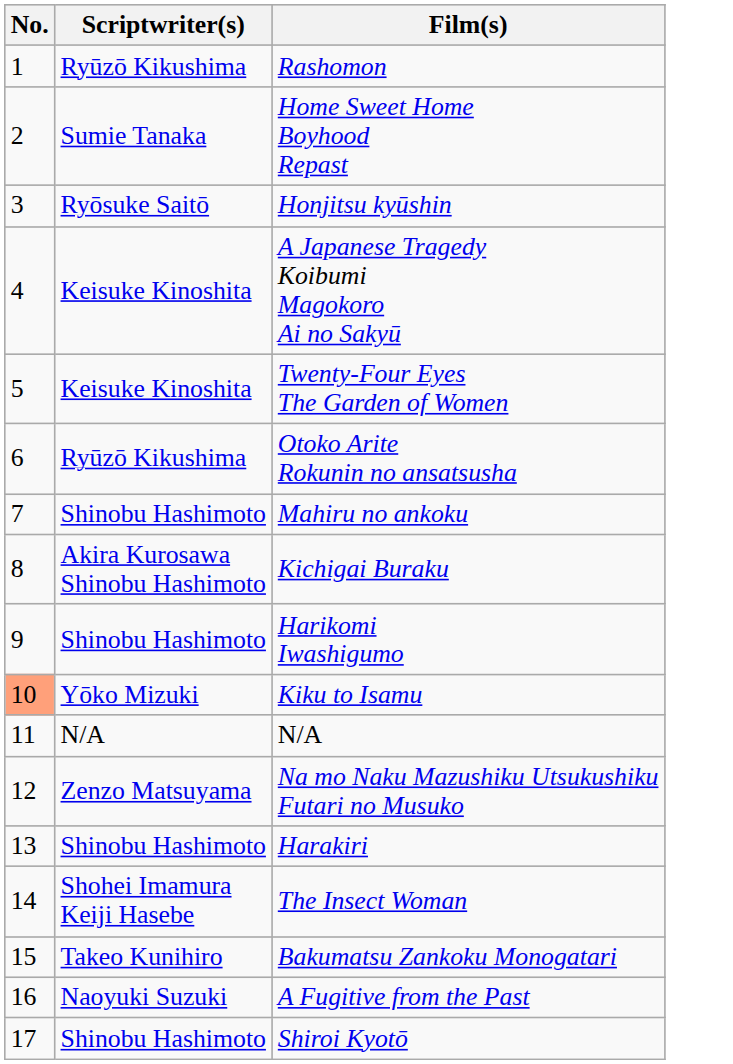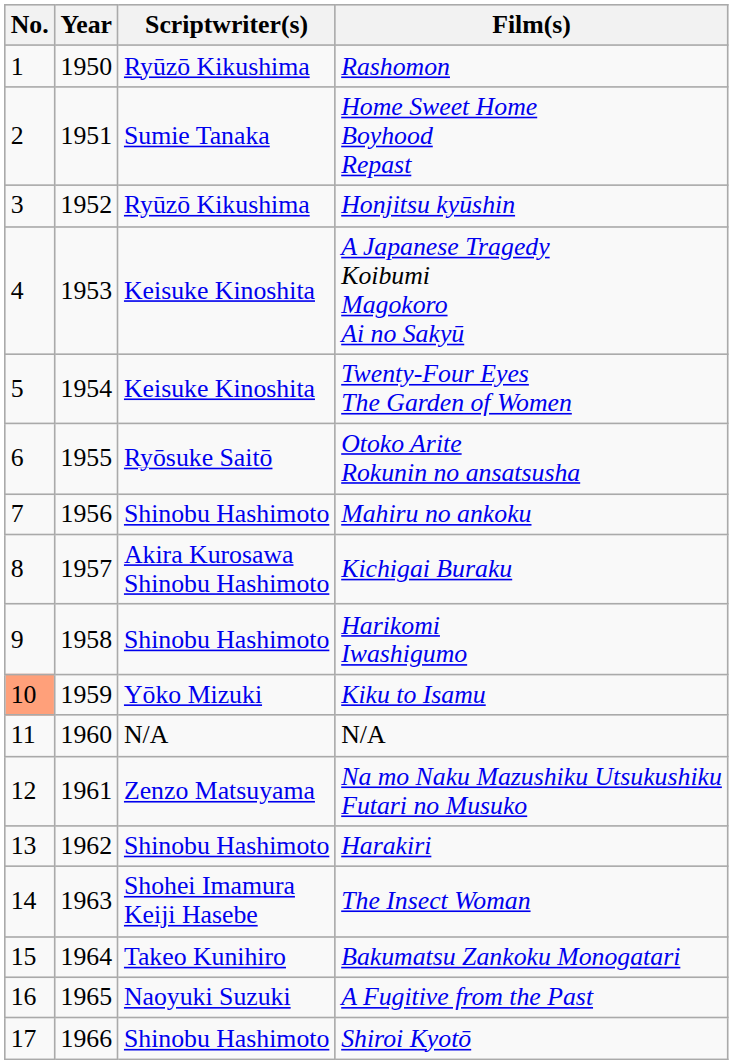+ column: (86, 24)
(135, 205) Ryōsuke Saitō -> (217, 205) Ryūzō Kikushima
(153, 458) Ryūzō Kikushima -> (198, 458) Ryōsuke Saitō
